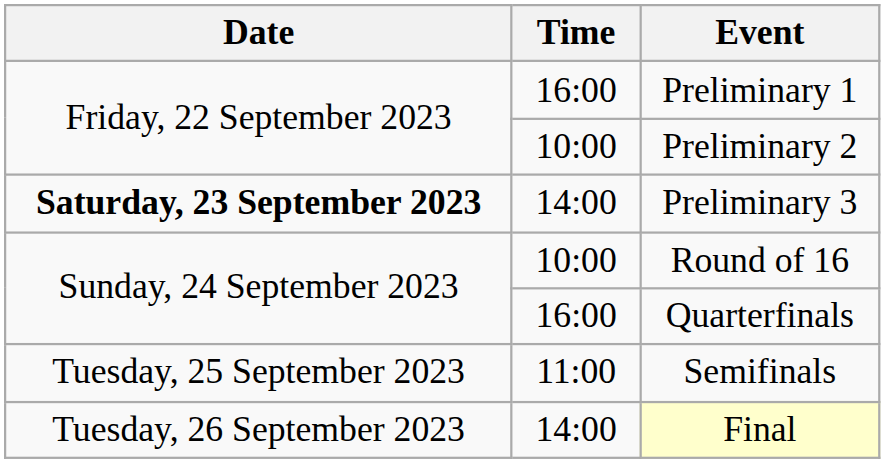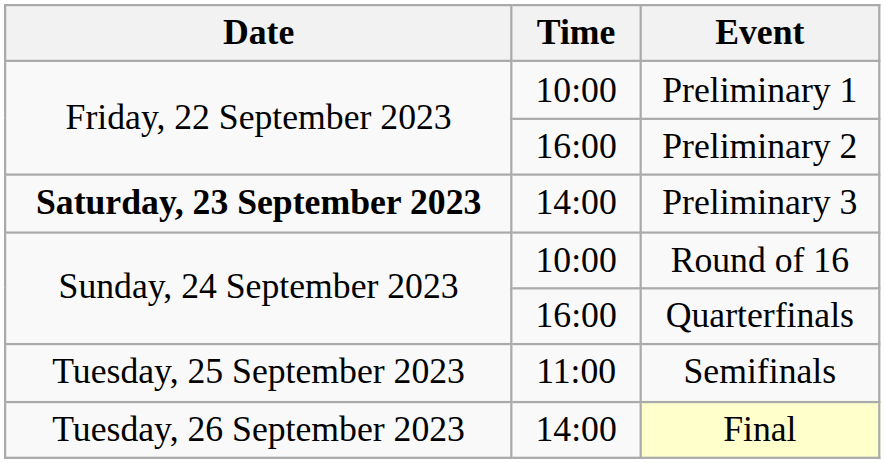(576, 89) 16:00 -> (576, 89) 10:00
(576, 145) 10:00 -> (576, 145) 16:00
